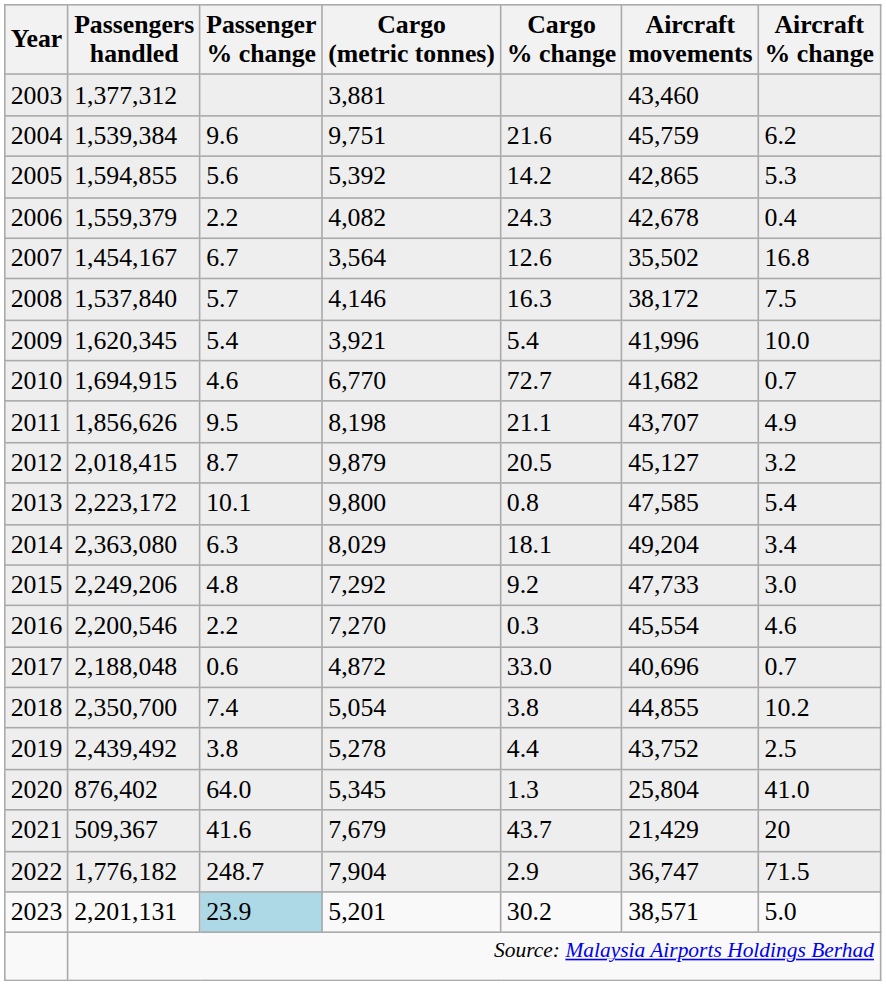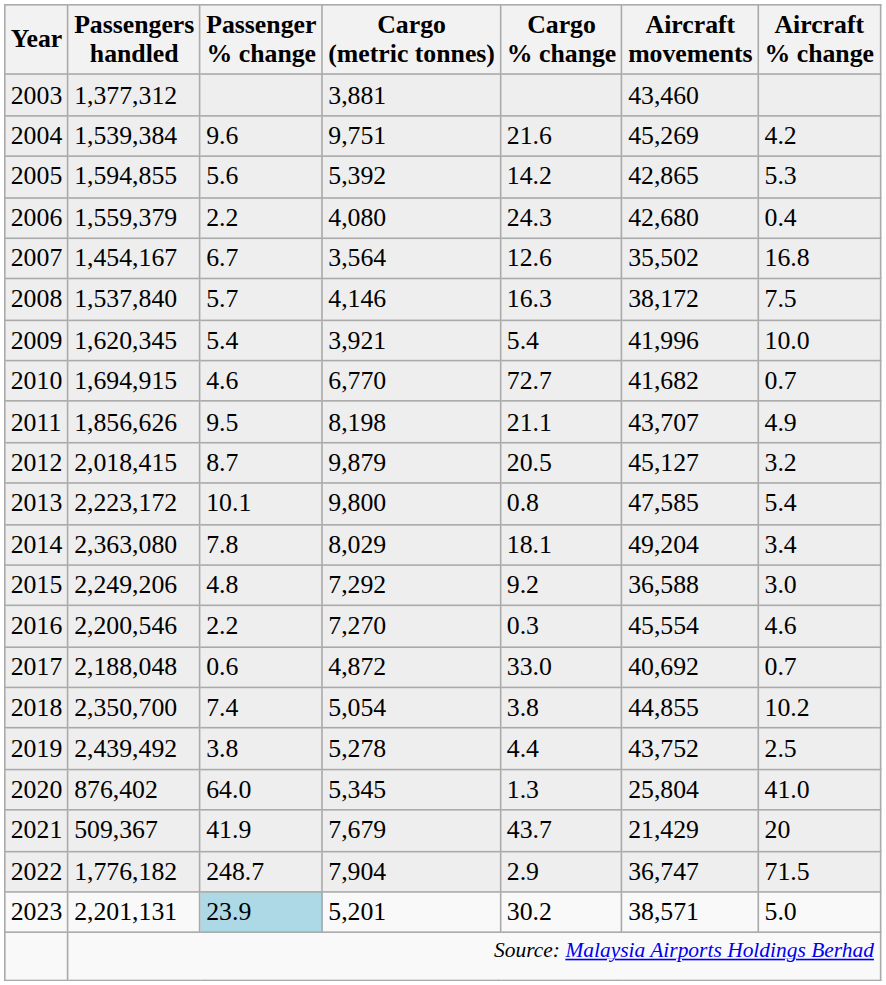(664, 135) 45,759 -> (664, 135) 45,269
(781, 135) 6.2 -> (781, 135) 4.2
(357, 217) 4,082 -> (357, 217) 4,080
(664, 217) 42,678 -> (664, 217) 42,680
(222, 544) 6.3 -> (222, 544) 7.8
(664, 585) 47,733 -> (664, 585) 36,588
(664, 666) 40,696 -> (664, 666) 40,692
(229, 830) 41.6 -> (229, 830) 41.9
